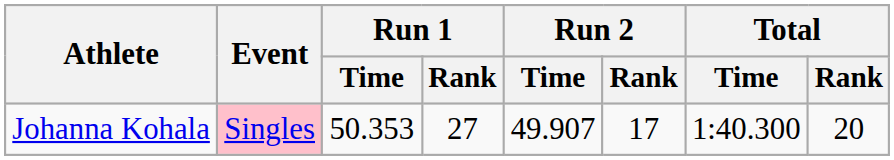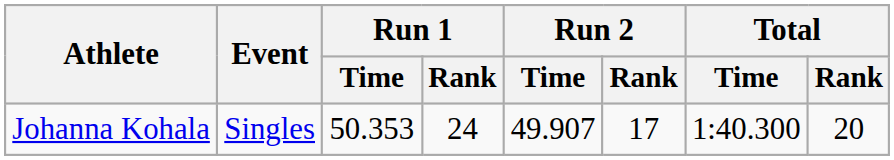(270, 129) pink background -> (270, 129) no background
(462, 129) 27 -> (462, 129) 24
